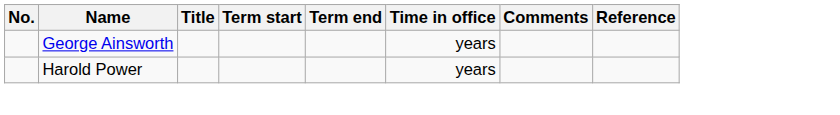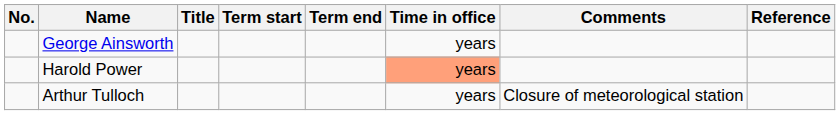(476, 69) no background -> (476, 69) lightsalmon background
+ row: (93, 95)
